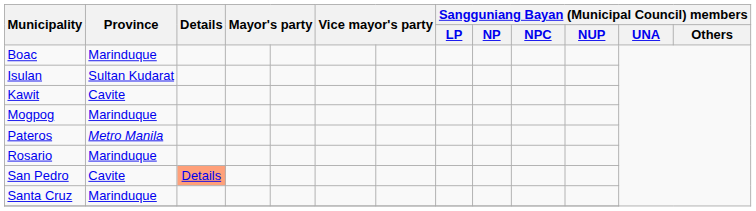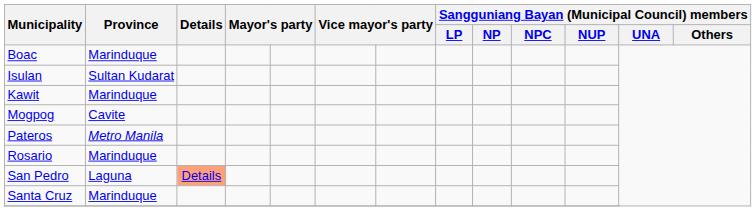(107, 95) Cavite -> (123, 95) Marinduque
(123, 115) Marinduque -> (107, 115) Cavite
(107, 175) Cavite -> (110, 175) Laguna
